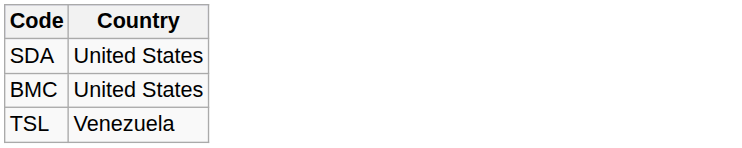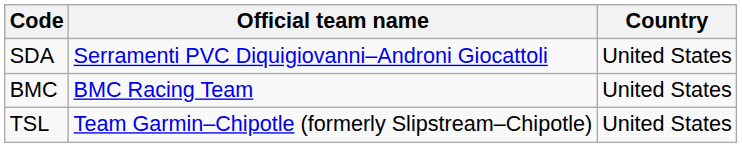+ column: (333, 21)
(124, 124) Venezuela -> (667, 124) United States
